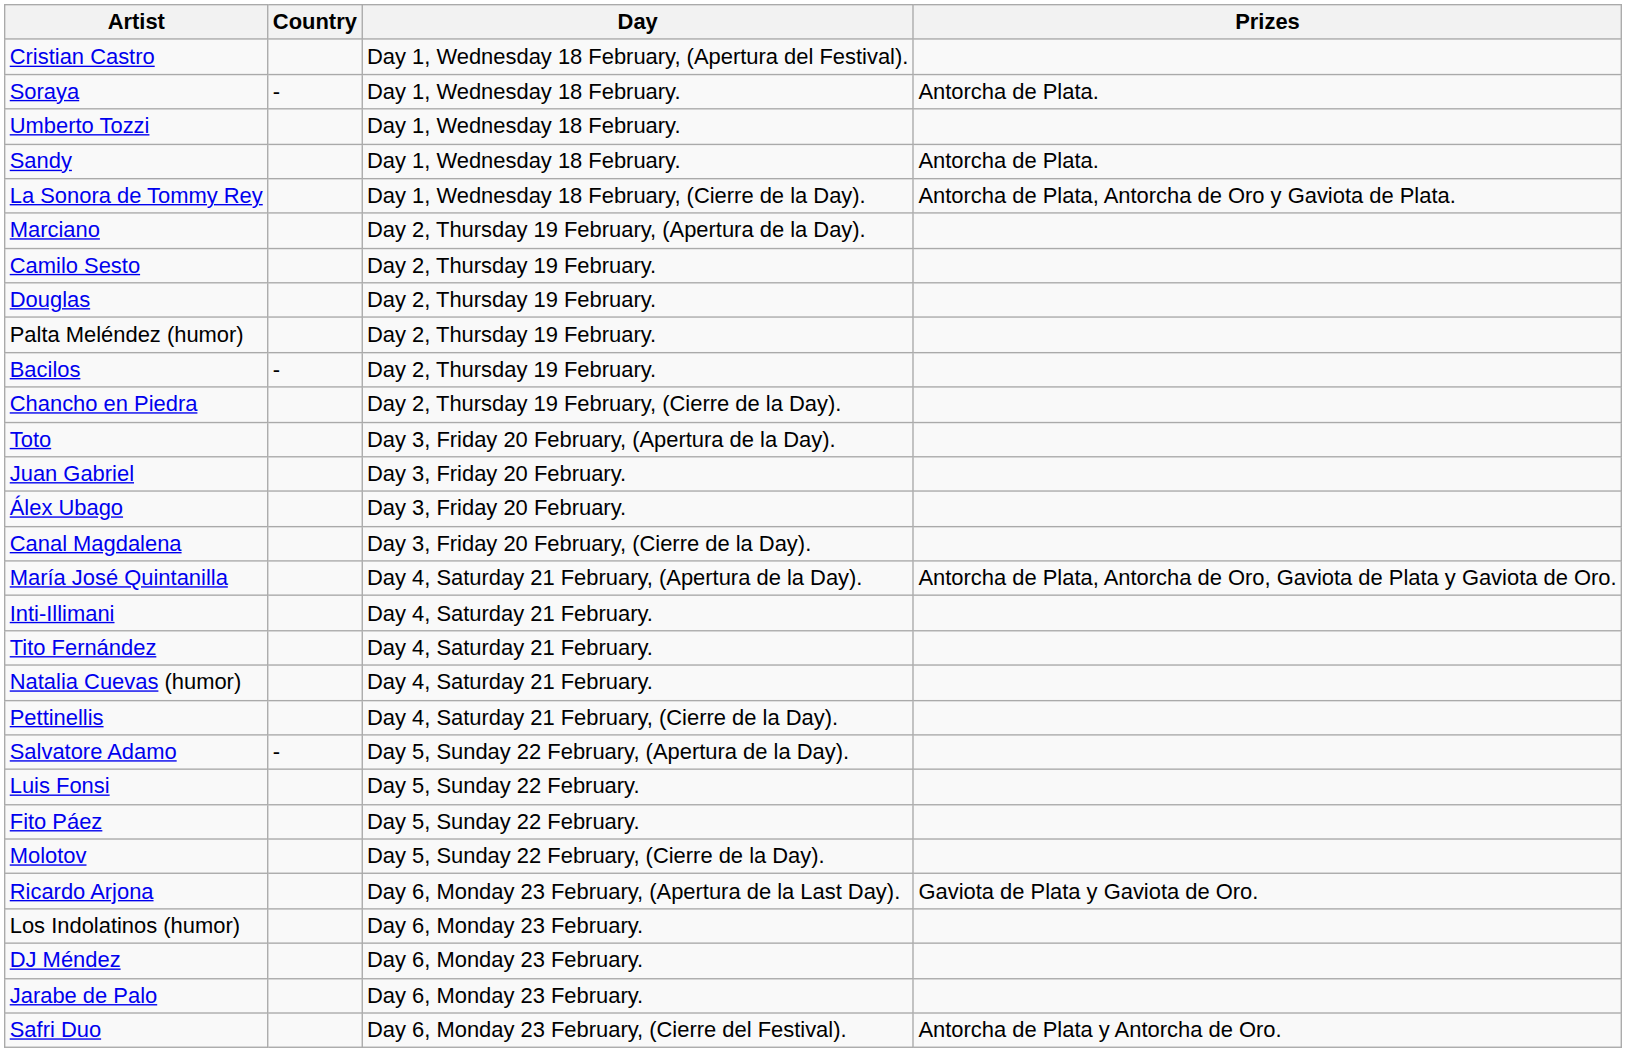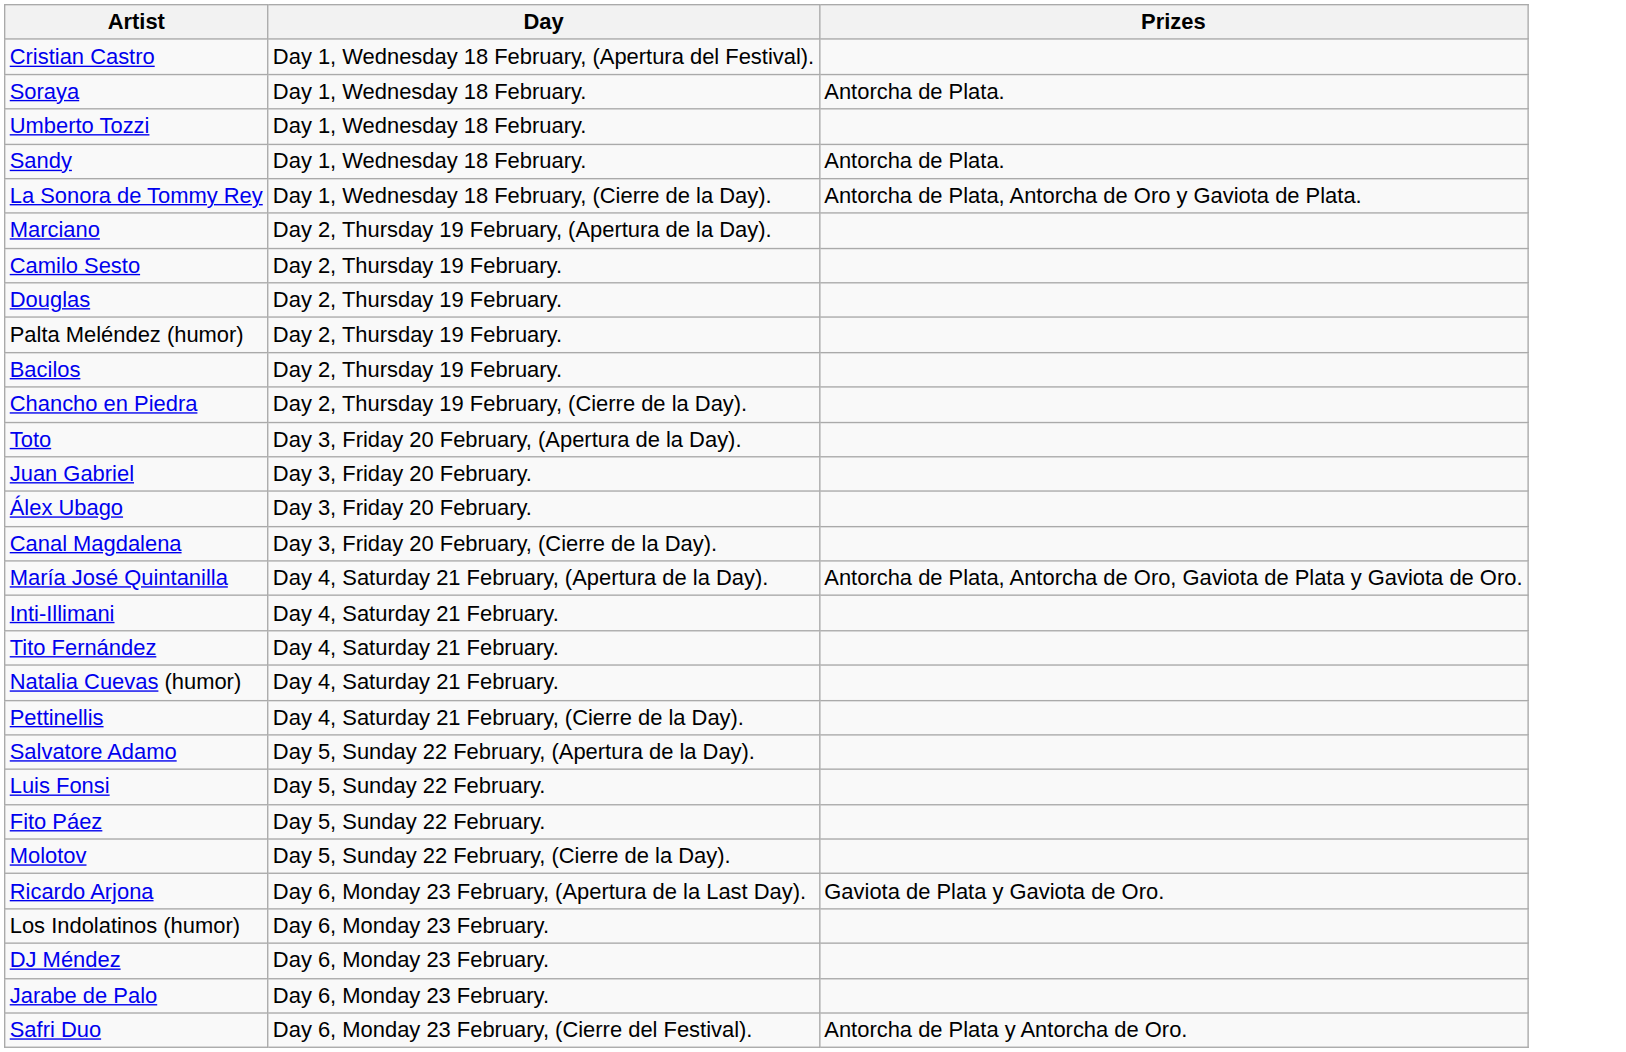- column: (315, 21)
